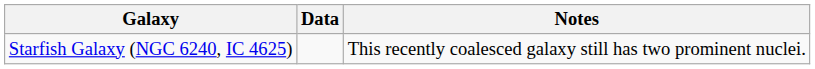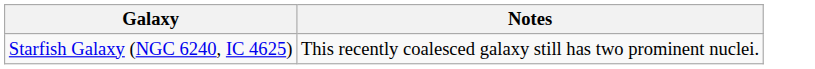- column: (320, 19)
